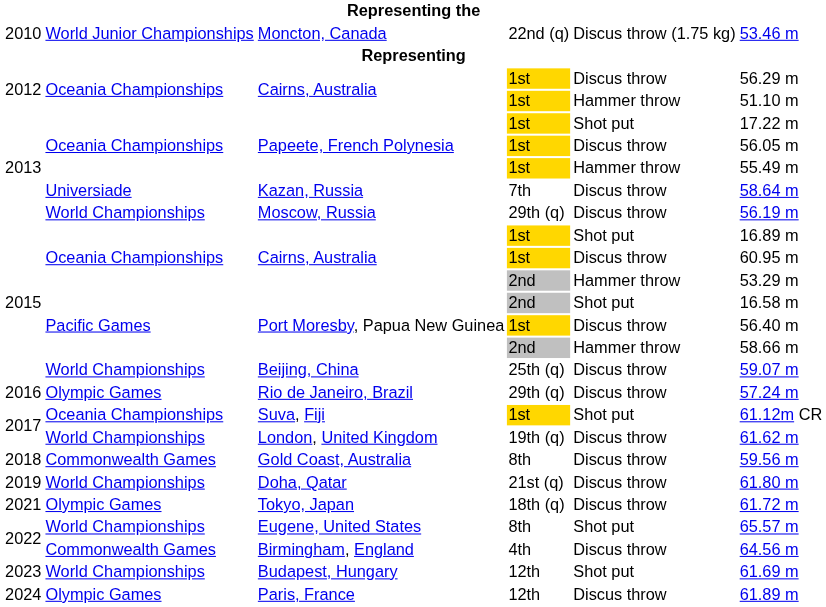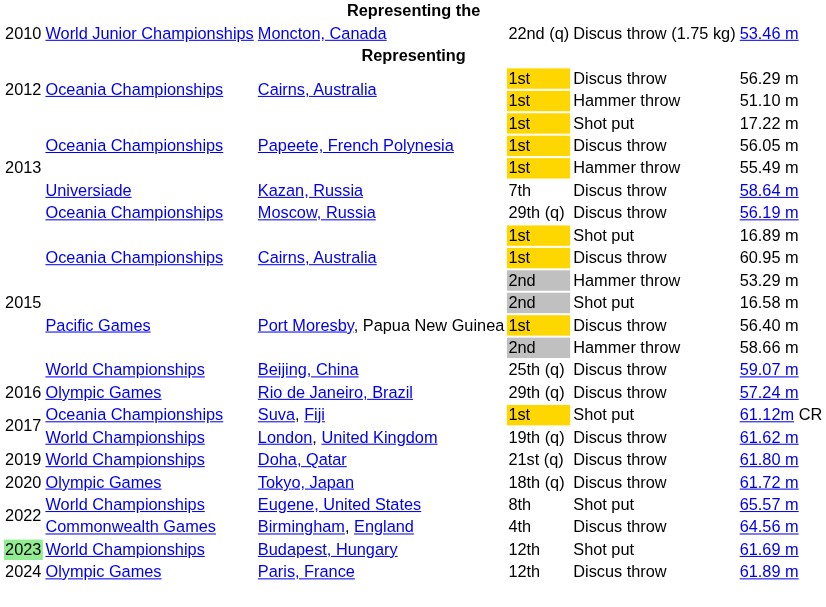(125, 213) World Championships -> (134, 213) Oceania Championships
- row: (335, 460)
(23, 504) 2021 -> (23, 482) 2020
(23, 572) no background -> (23, 549) lightgreen background
